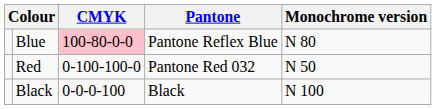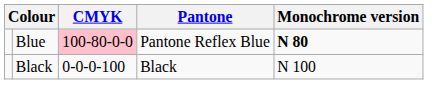(300, 41) normal -> (293, 41) bold
- row: (28, 66)
